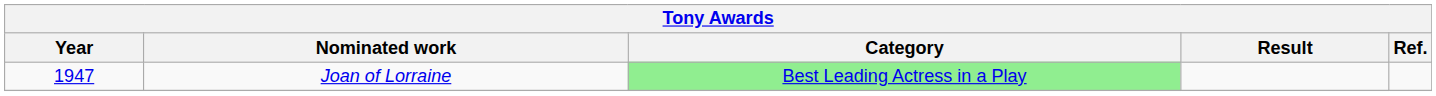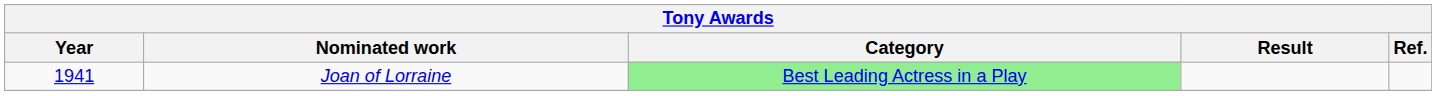(74, 76) 1947 -> (74, 76) 1941
